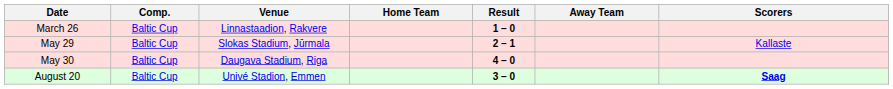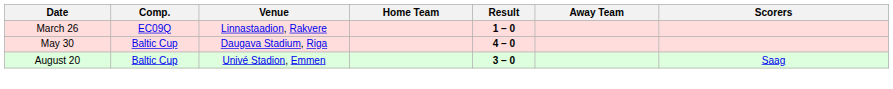(155, 29) Baltic Cup -> (155, 29) EC09Q
- row: (57, 45)
(773, 76) bold -> (774, 60) normal
